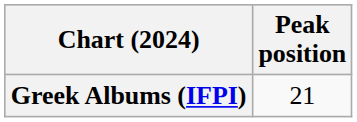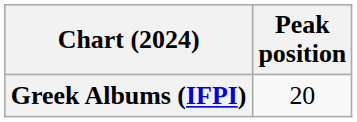(302, 95) 21 -> (302, 95) 20
